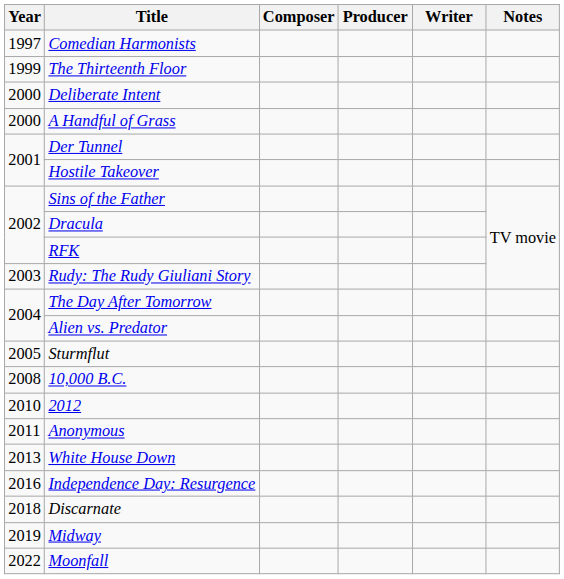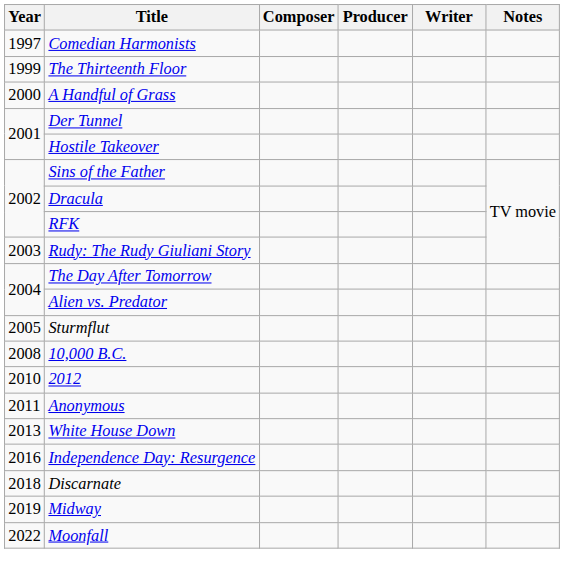- row: (104, 95)
